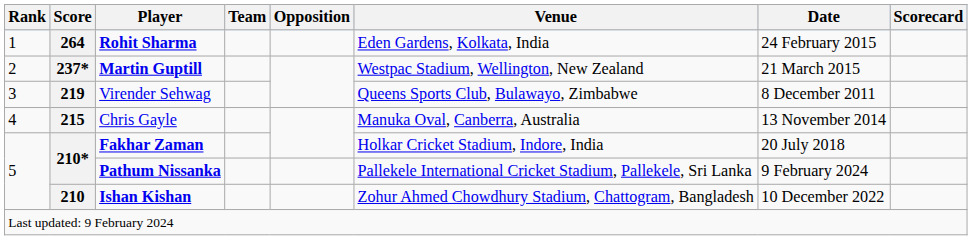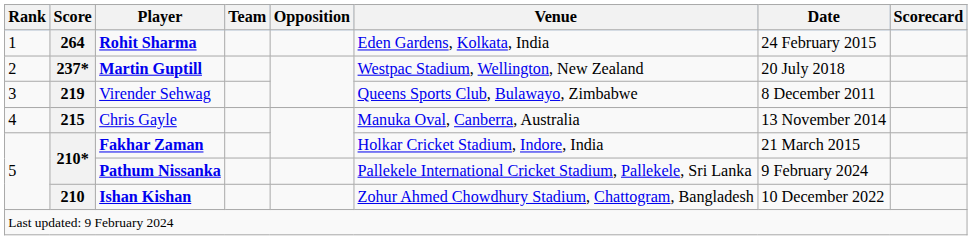(811, 68) 21 March 2015 -> (803, 68) 20 July 2018
(803, 145) 20 July 2018 -> (811, 145) 21 March 2015
